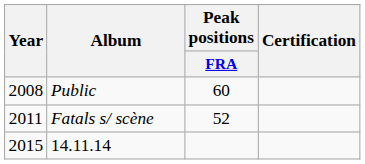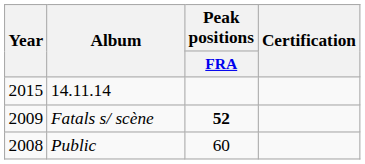rows swapped: (74, 90) <-> (81, 145)
(26, 118) 2011 -> (26, 118) 2009
(221, 118) normal -> (221, 118) bold
